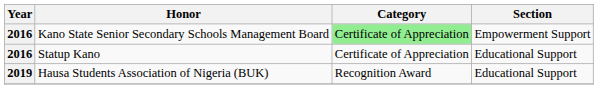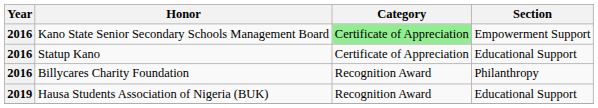+ row: (114, 73)
